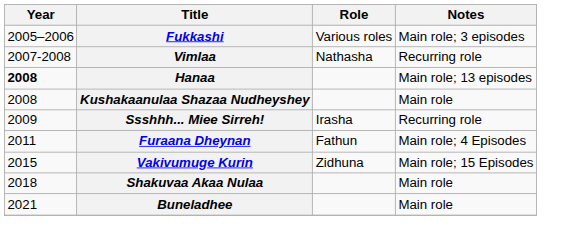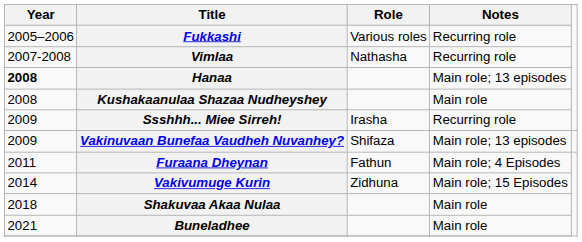(461, 36) Main role; 3 episodes -> (474, 36) Recurring role
+ row: (212, 141)
(22, 162) 2015 -> (22, 183) 2014
